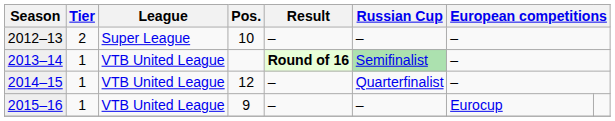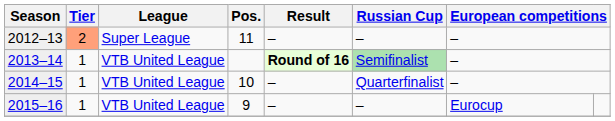(82, 38) no background -> (82, 38) lightsalmon background
(246, 38) 10 -> (246, 38) 11
(246, 83) 12 -> (246, 83) 10
